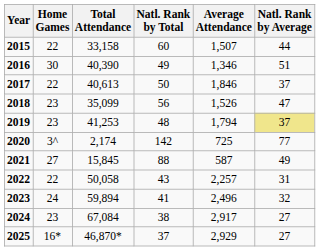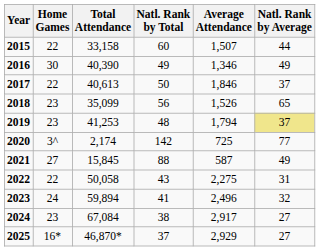(285, 65) 51 -> (285, 65) 49
(285, 103) 47 -> (285, 103) 65
(224, 179) 2,257 -> (224, 179) 2,275
